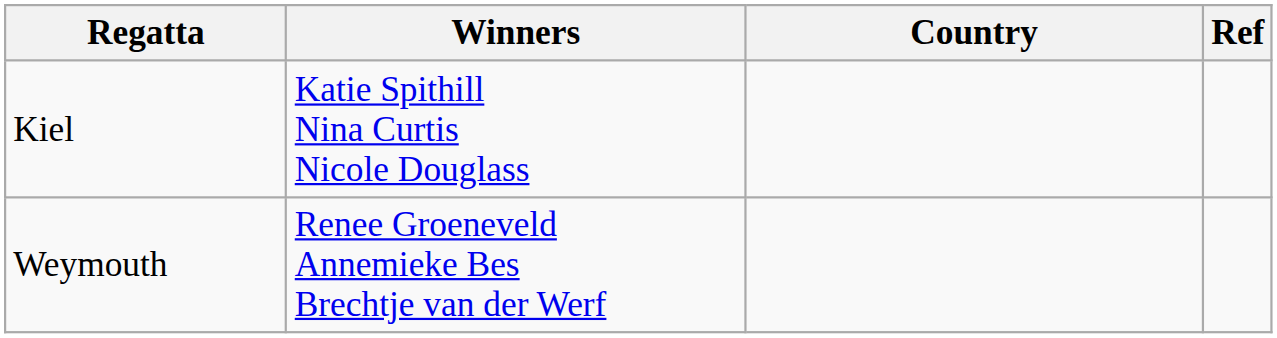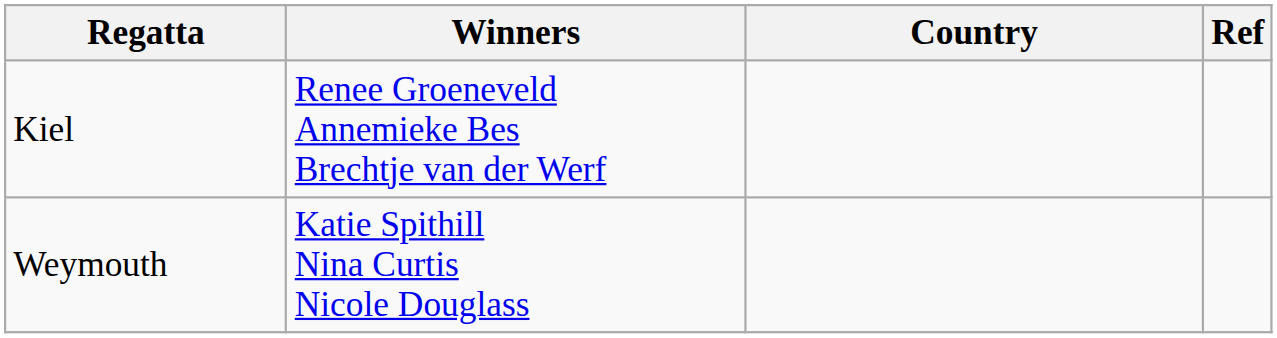(412, 128) Katie Spithill Nina Curtis Nicole Douglass -> (451, 128) Renee Groeneveld Annemieke Bes Brechtje van der Werf
(451, 264) Renee Groeneveld Annemieke Bes Brechtje van der Werf -> (412, 264) Katie Spithill Nina Curtis Nicole Douglass
